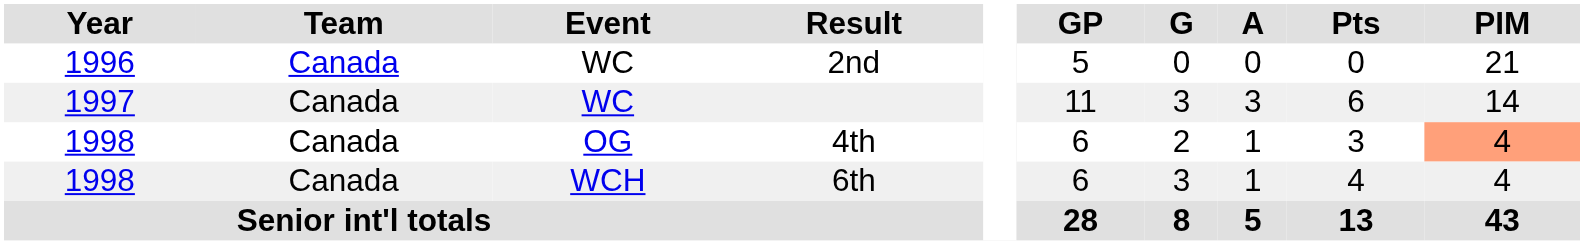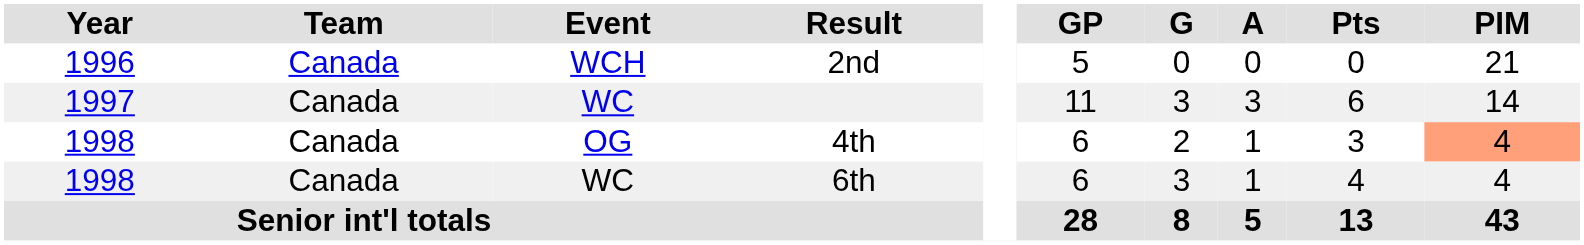(608, 62) WC -> (608, 62) WCH
(608, 180) WCH -> (608, 180) WC
